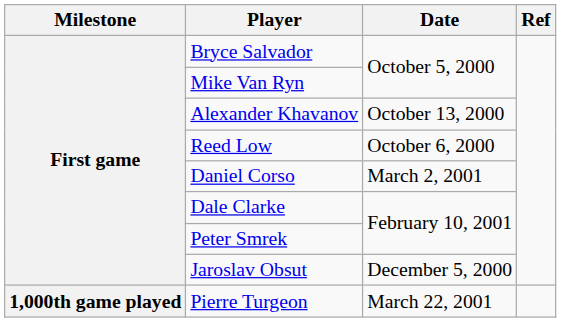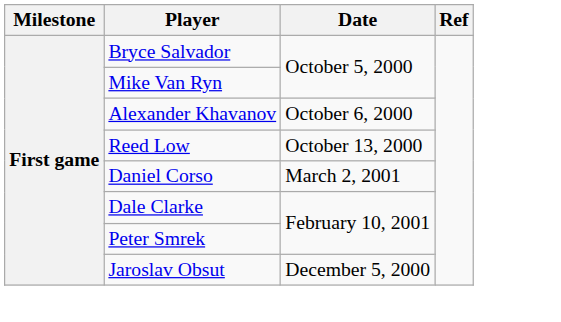(436, 113) October 13, 2000 -> (349, 113) October 6, 2000
(431, 144) October 6, 2000 -> (354, 144) October 13, 2000
- row: (249, 301)
